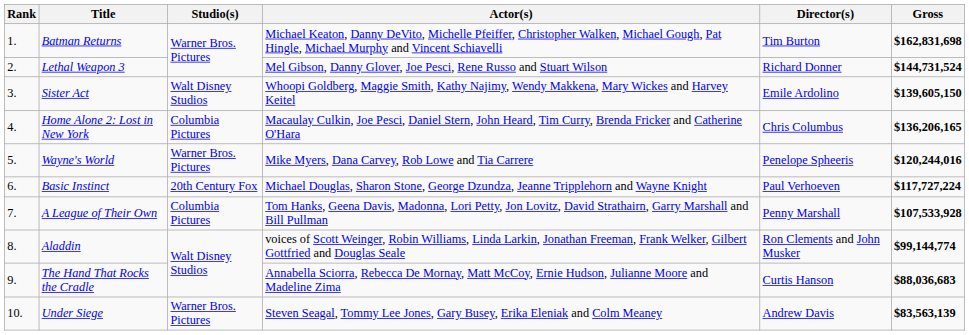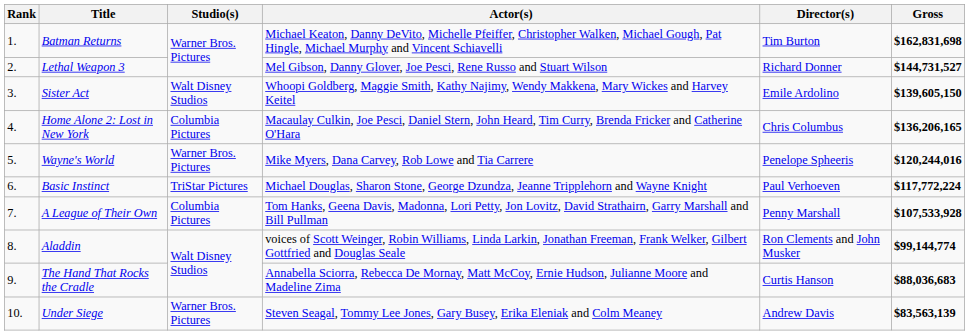(928, 67) $144,731,524 -> (928, 67) $144,731,527
(214, 186) 20th Century Fox -> (209, 186) TriStar Pictures
(927, 186) $117,727,224 -> (927, 186) $117,772,224
